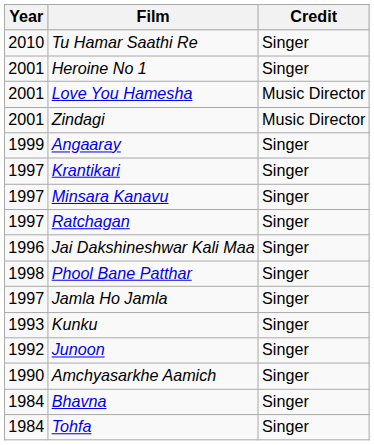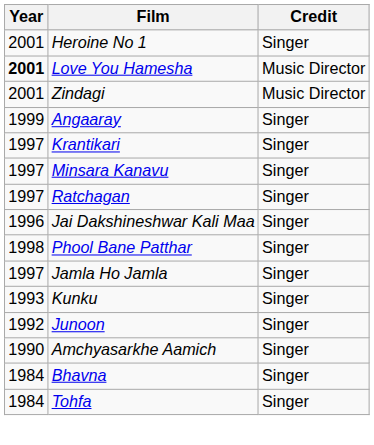- row: (125, 42)
(26, 94) normal -> (26, 68) bold
